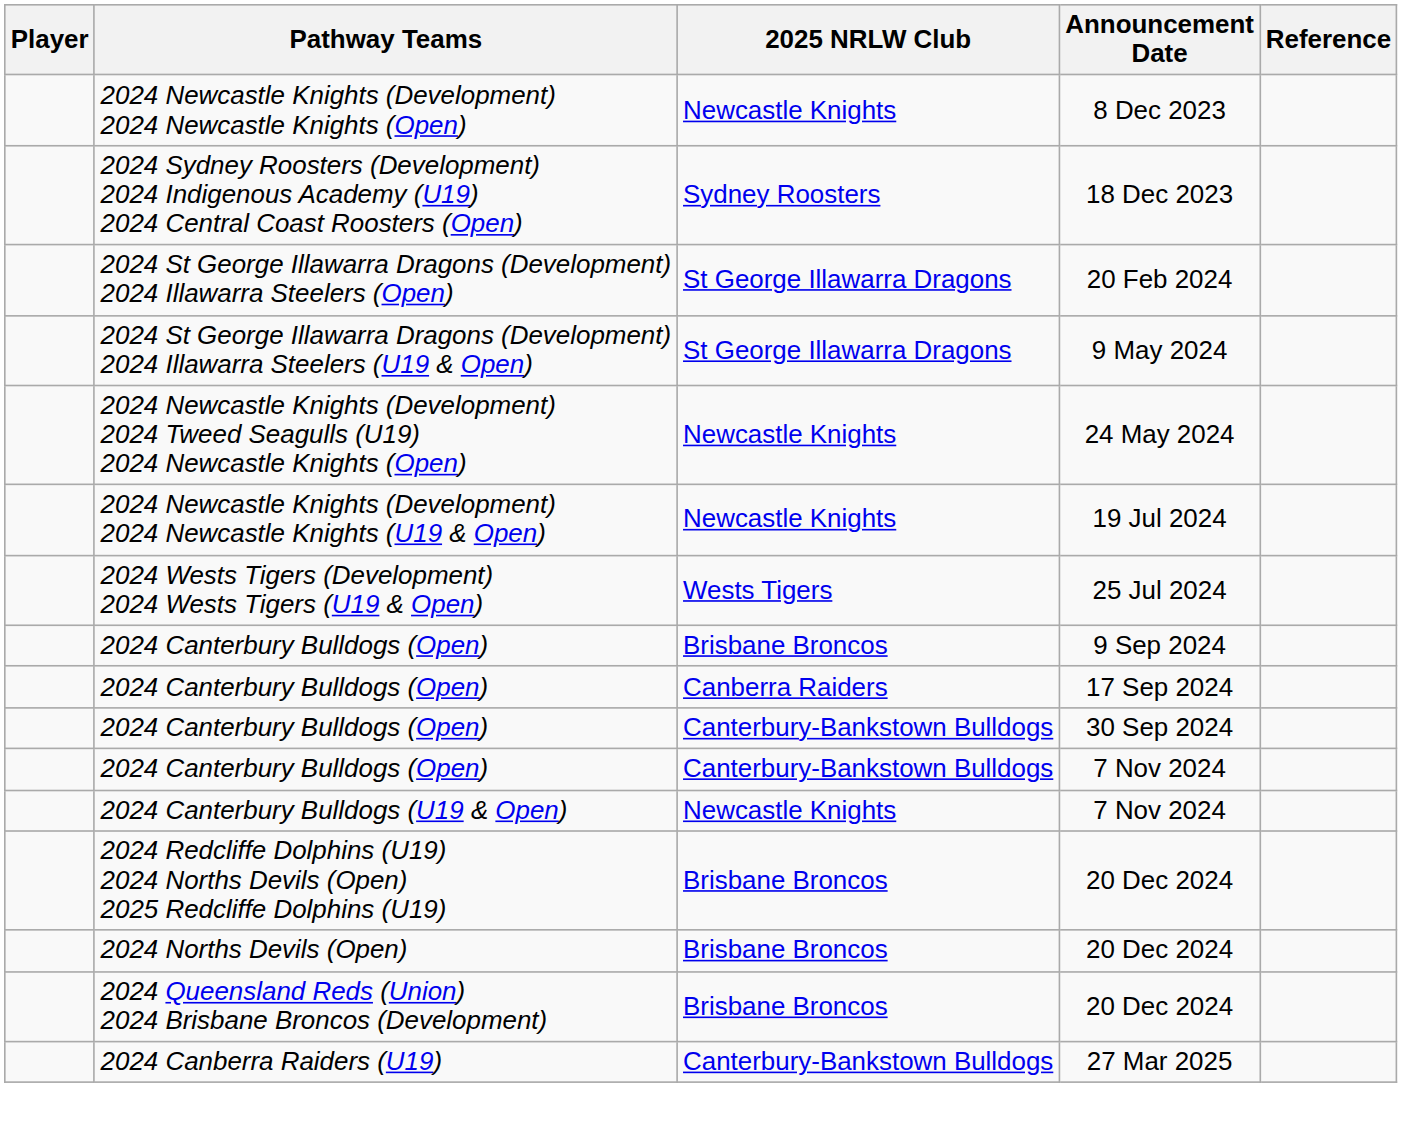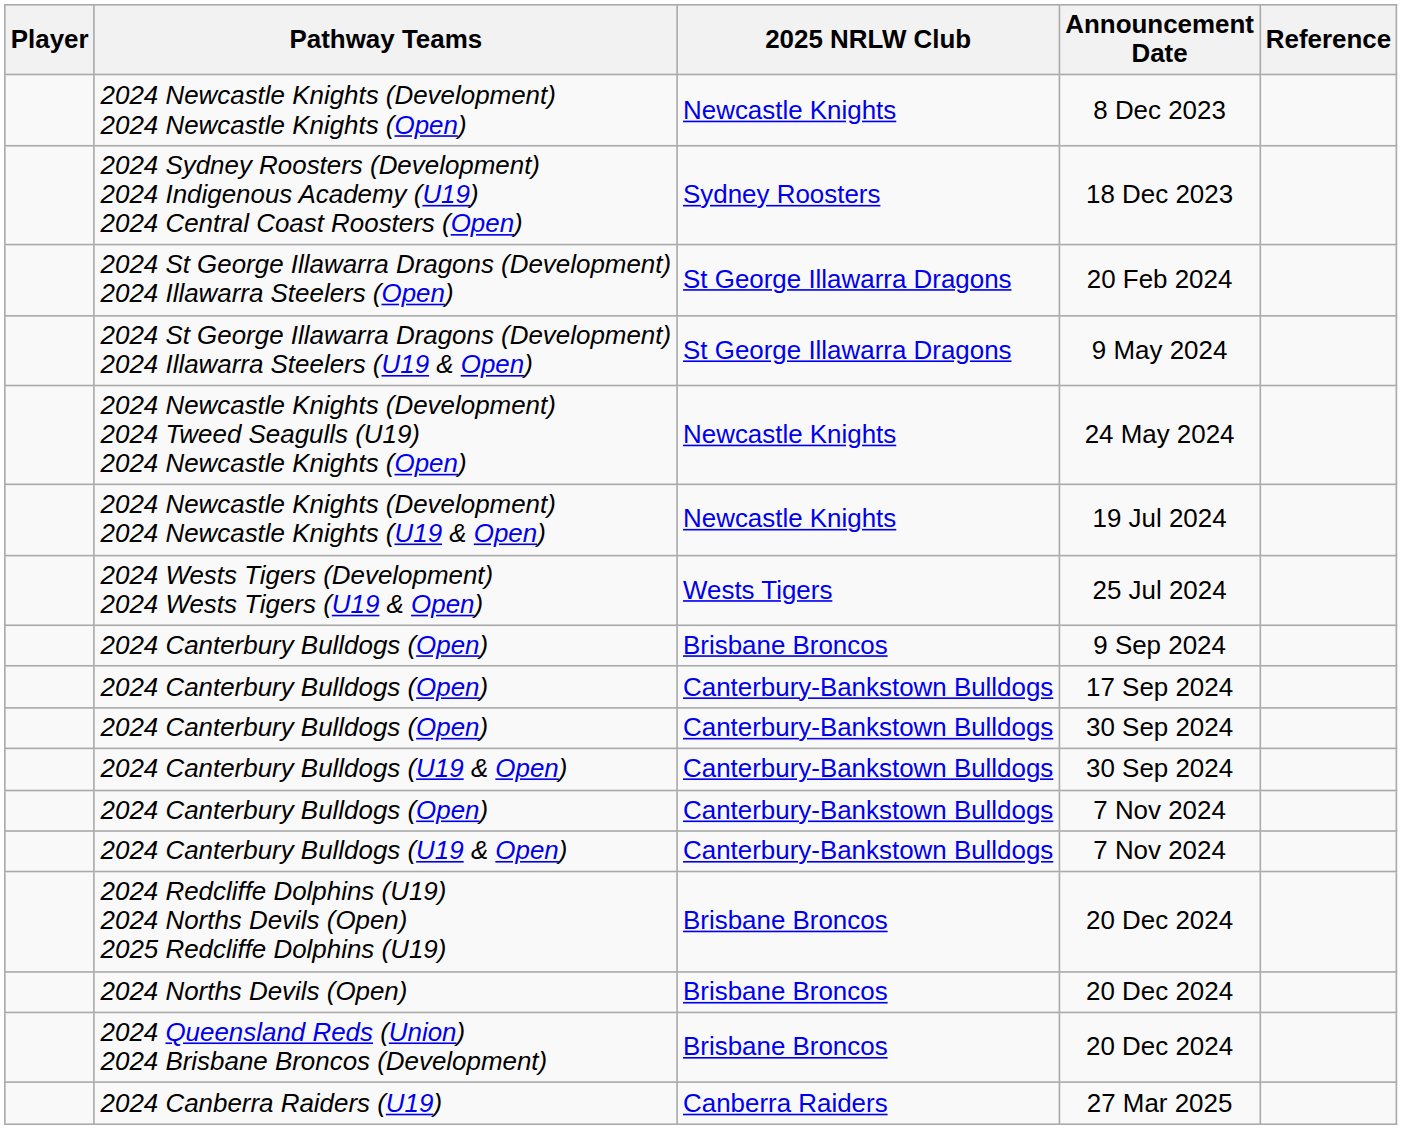(785, 686) Canberra Raiders -> (868, 686) Canterbury-Bankstown Bulldogs
+ row: (334, 768)
(790, 809) Newcastle Knights -> (868, 851) Canterbury-Bankstown Bulldogs
(868, 1061) Canterbury-Bankstown Bulldogs -> (785, 1102) Canberra Raiders
